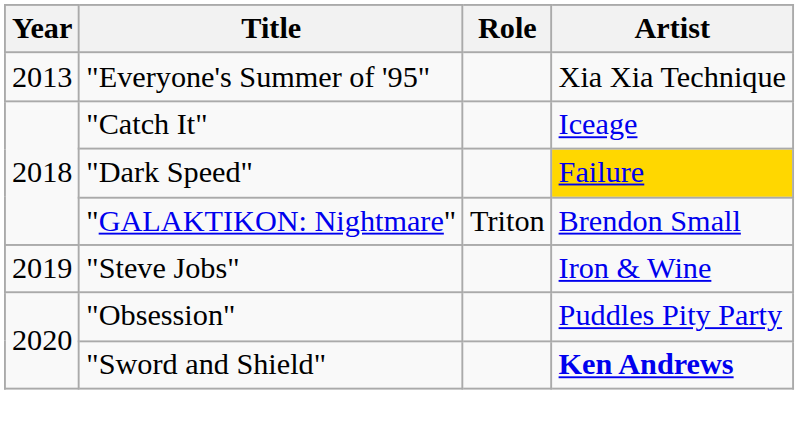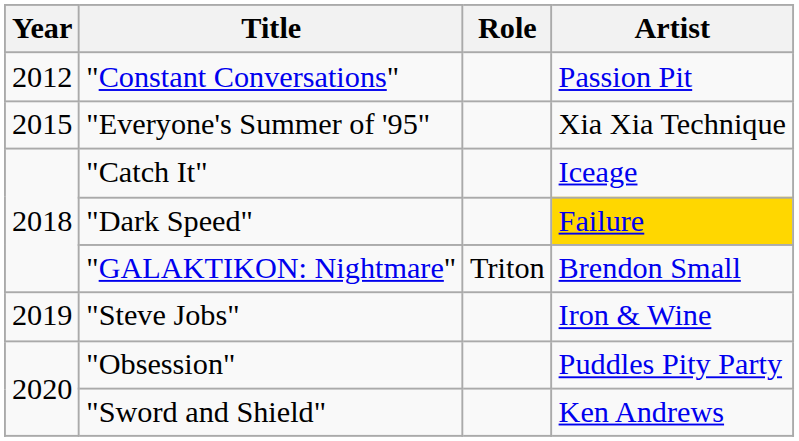+ row: (243, 76)
(42, 76) 2013 -> (42, 124) 2015
(646, 364) bold -> (641, 412) normal
